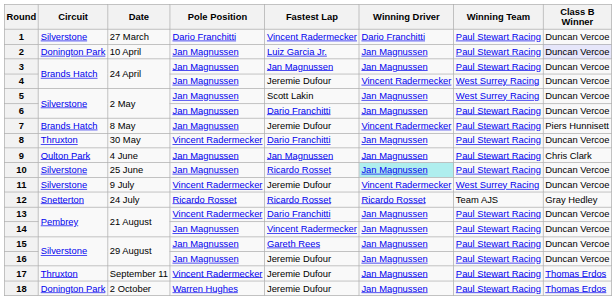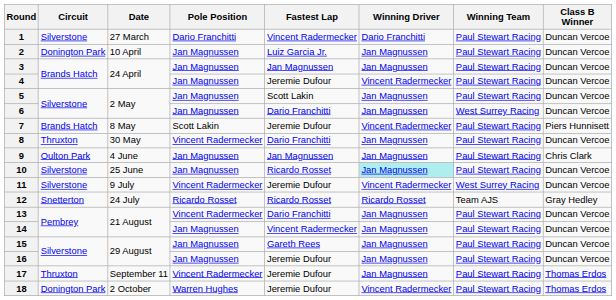(577, 51) lavender background -> (577, 51) no background
(497, 81) West Surrey Racing -> (498, 81) Paul Stewart Racing
(497, 96) West Surrey Racing -> (498, 96) Paul Stewart Racing
(498, 110) Paul Stewart Racing -> (497, 110) West Surrey Racing
(206, 125) Jan Magnussen -> (196, 125) Scott Lakin
(395, 288) Jan Magnussen -> (406, 288) Vincent Radermecker
